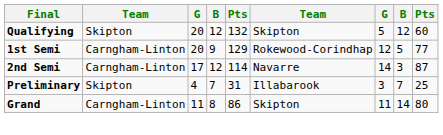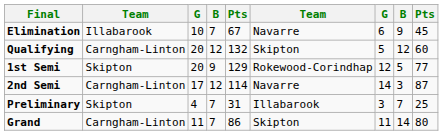+ row: (44, 31)
(109, 31) Skipton -> (135, 49) Carngham-Linton
(135, 49) Carngham-Linton -> (109, 67) Skipton
(212, 103) 8 -> (212, 121) 7
